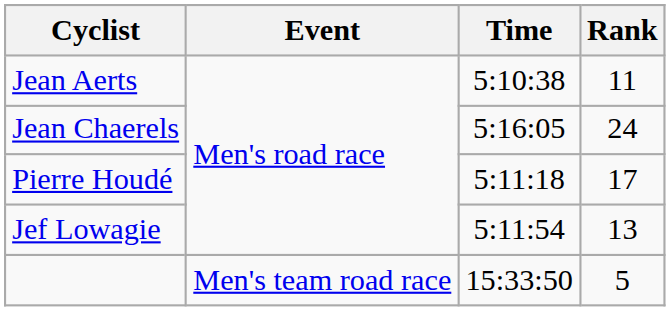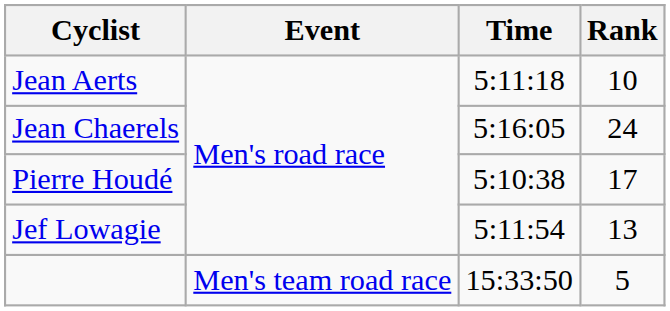(519, 79) 5:10:38 -> (519, 79) 5:11:18
(622, 79) 11 -> (622, 79) 10
(519, 179) 5:11:18 -> (519, 179) 5:10:38
